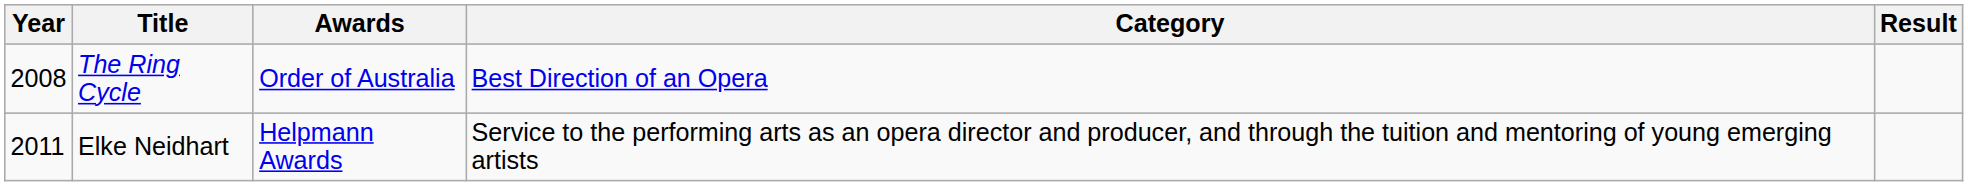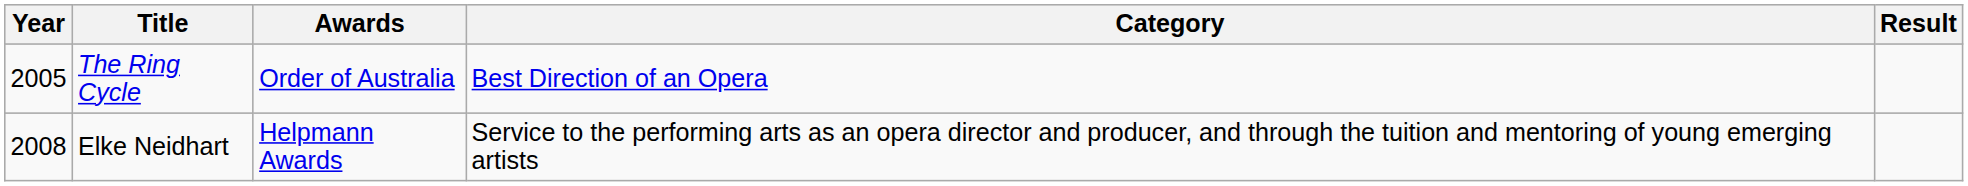(39, 78) 2008 -> (39, 78) 2005
(38, 146) 2011 -> (39, 146) 2008
